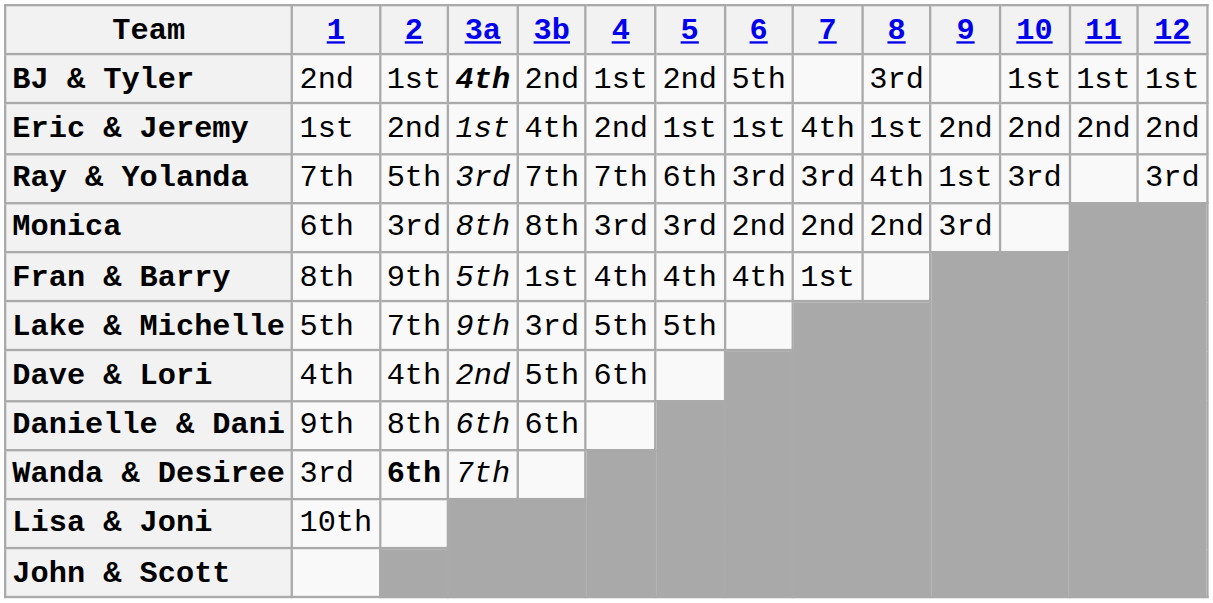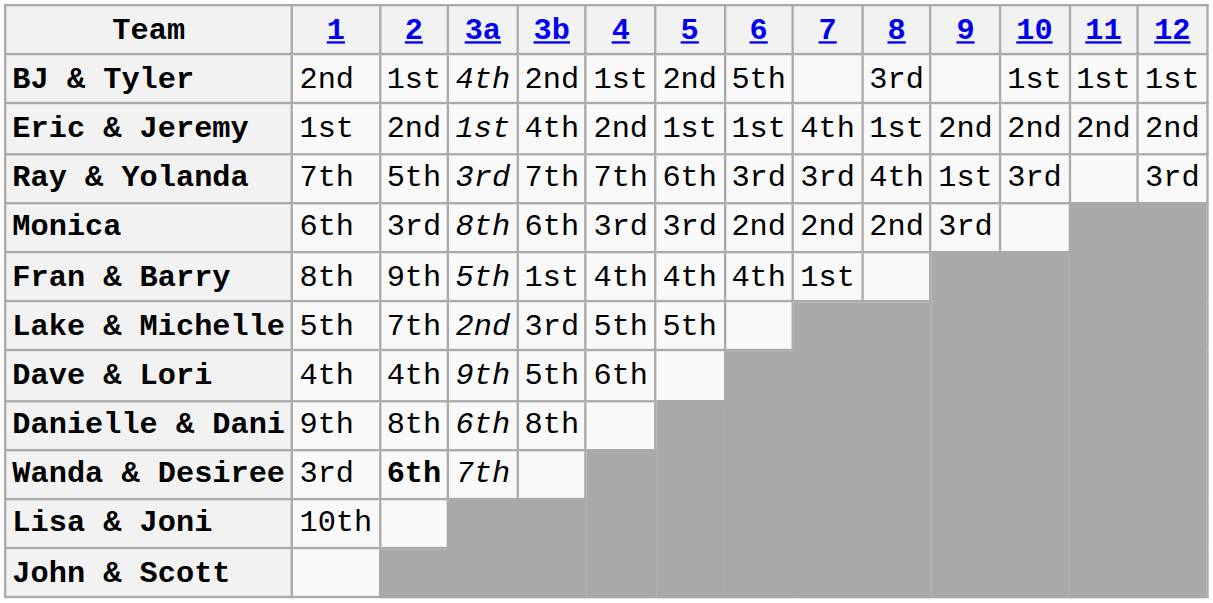(483, 79) bold -> (483, 79) normal
(552, 227) 8th -> (552, 227) 6th
(483, 326) 9th -> (483, 326) 2nd
(483, 375) 2nd -> (483, 375) 9th
(552, 425) 6th -> (552, 425) 8th
